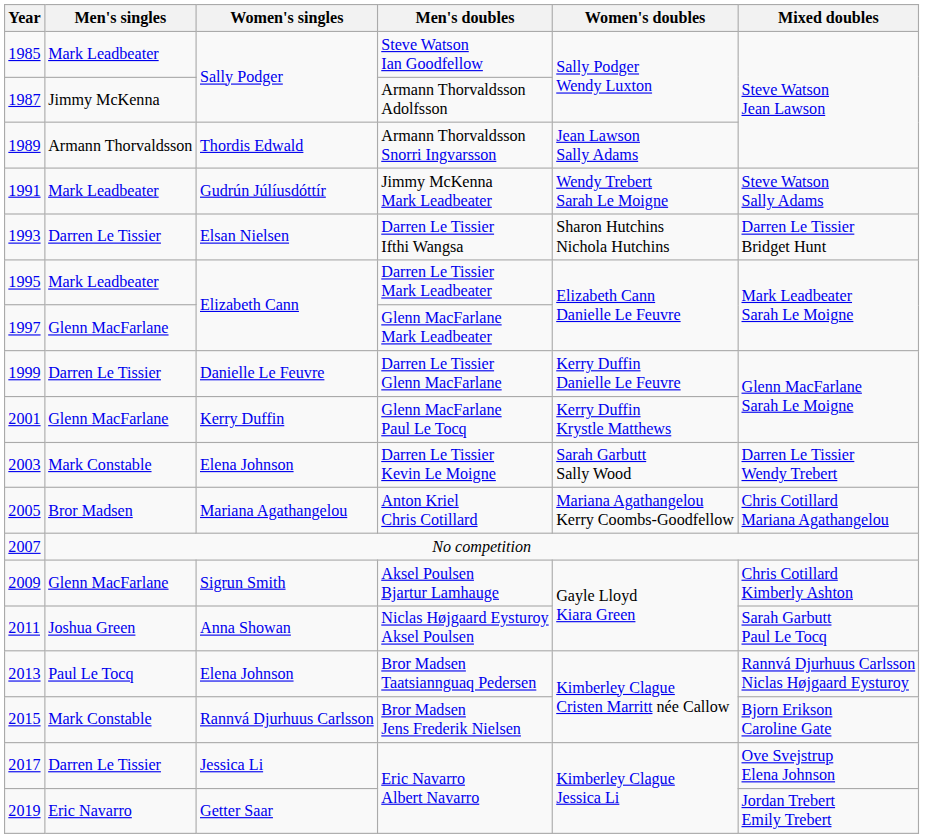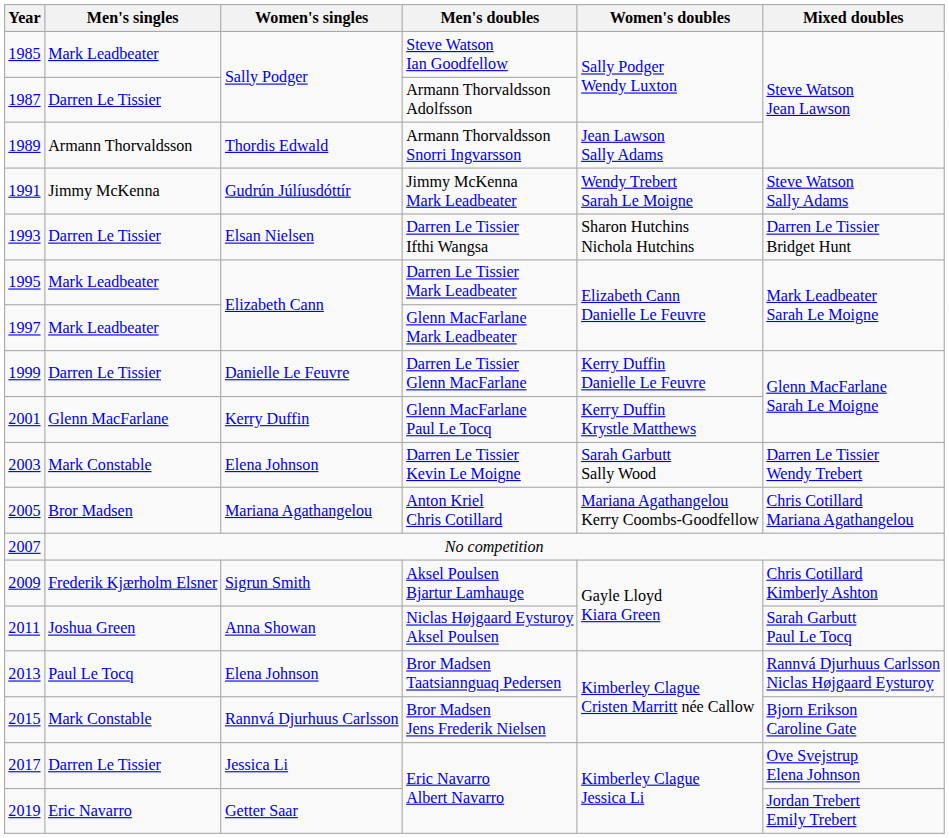(104, 99) Jimmy McKenna -> (105, 99) Darren Le Tissier
(103, 191) Mark Leadbeater -> (104, 191) Jimmy McKenna
(108, 328) Glenn MacFarlane -> (103, 328) Mark Leadbeater
(108, 582) Glenn MacFarlane -> (133, 582) Frederik Kjærholm Elsner
